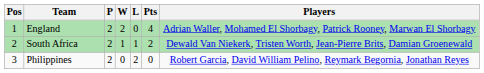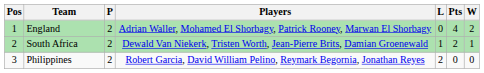columns swapped: (123, 12) <-> (319, 12)
